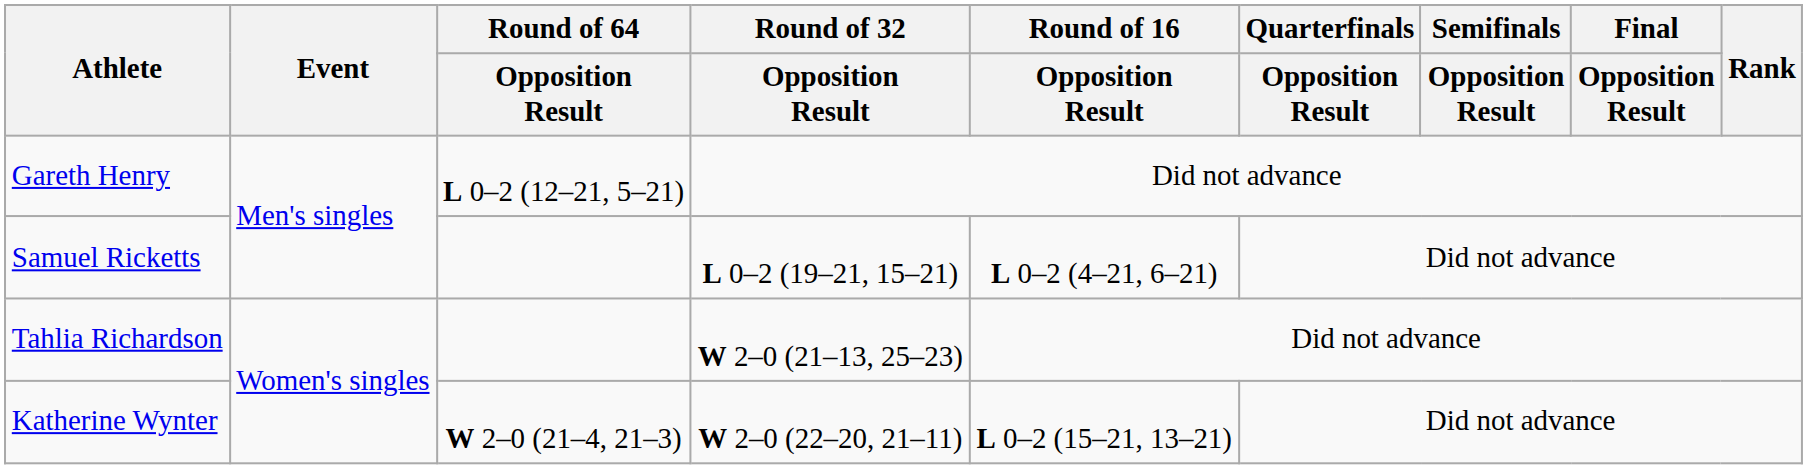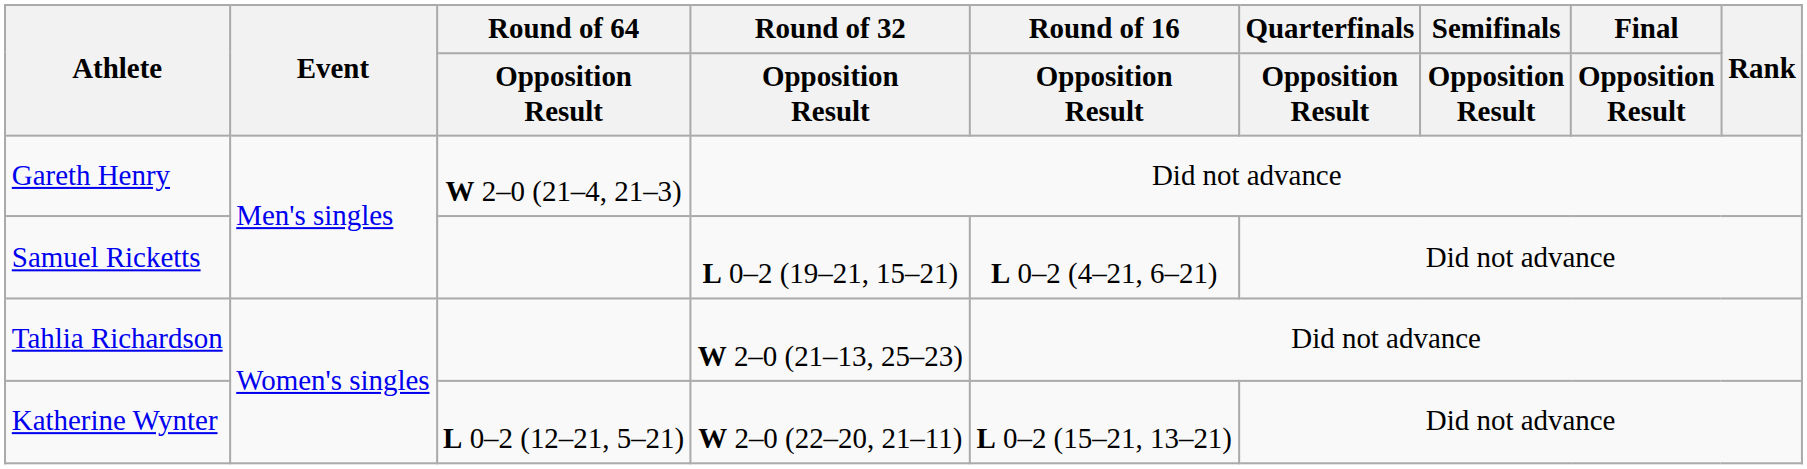(564, 192) L 0–2 (12–21, 5–21) -> (564, 192) W 2–0 (21–4, 21–3)
(564, 438) W 2–0 (21–4, 21–3) -> (564, 438) L 0–2 (12–21, 5–21)
